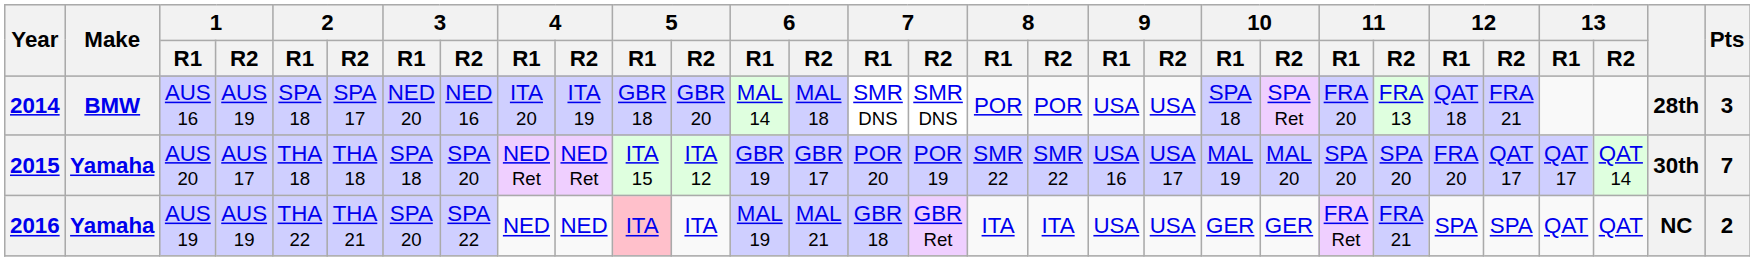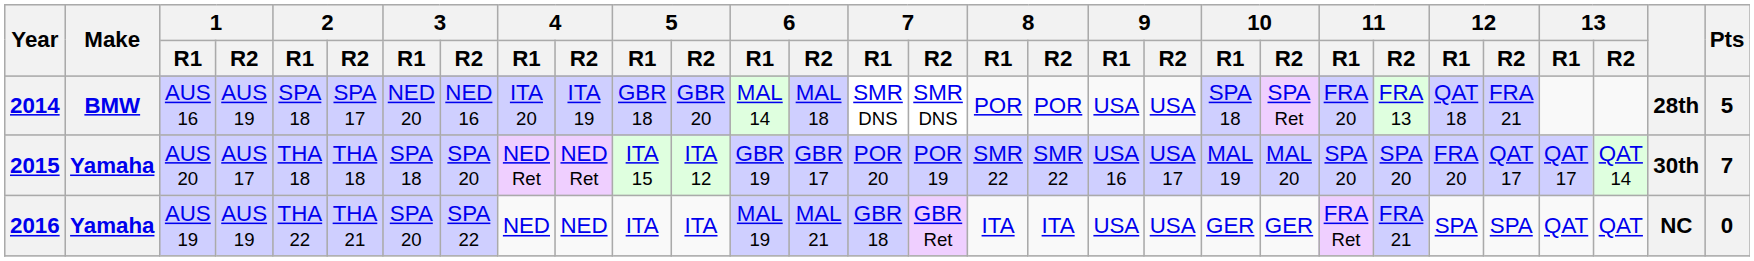(1727, 106) 3 -> (1727, 106) 5
(642, 226) pink background -> (642, 226) no background
(1727, 226) 2 -> (1727, 226) 0
